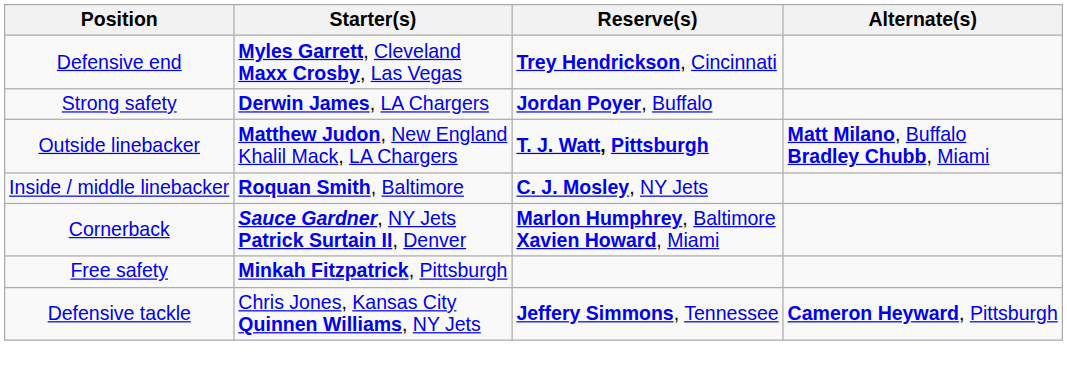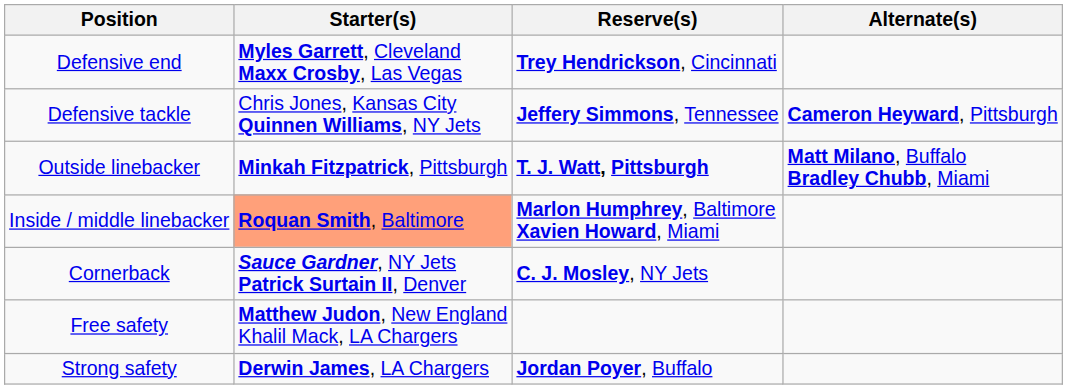rows swapped: (119, 313) <-> (119, 103)
(373, 145) Matthew Judon, New England Khalil Mack, LA Chargers -> (373, 167) Minkah Fitzpatrick, Pittsburgh
(351, 187) no background -> (351, 220) lightsalmon background
(612, 187) C. J. Mosley, NY Jets -> (646, 220) Marlon Humphrey, Baltimore Xavien Howard, Miami
(646, 229) Marlon Humphrey, Baltimore Xavien Howard, Miami -> (612, 273) C. J. Mosley, NY Jets
(373, 271) Minkah Fitzpatrick, Pittsburgh -> (373, 326) Matthew Judon, New England Khalil Mack, LA Chargers
